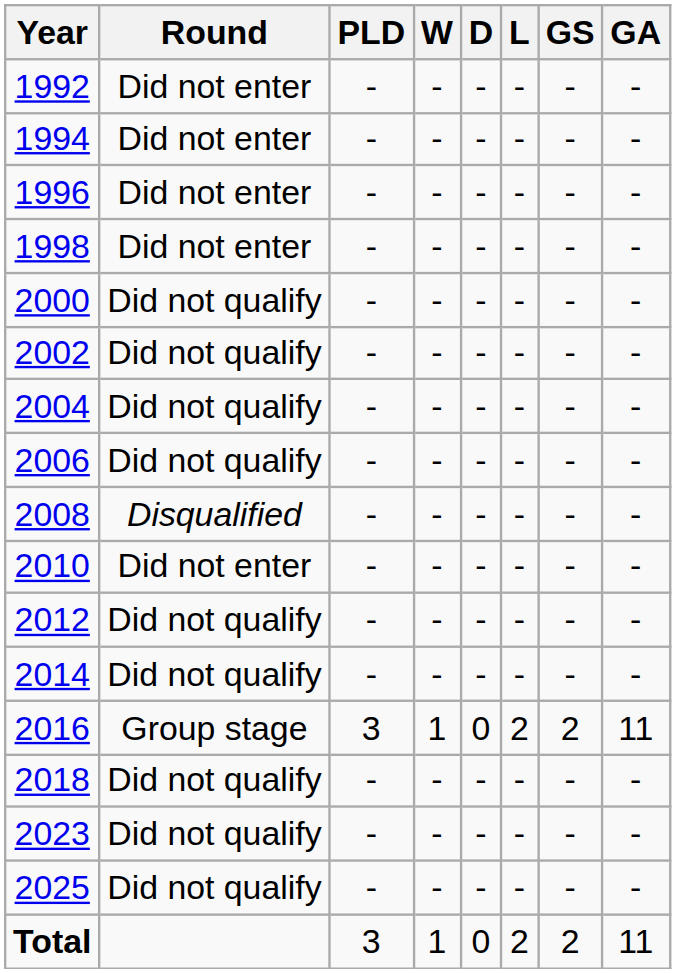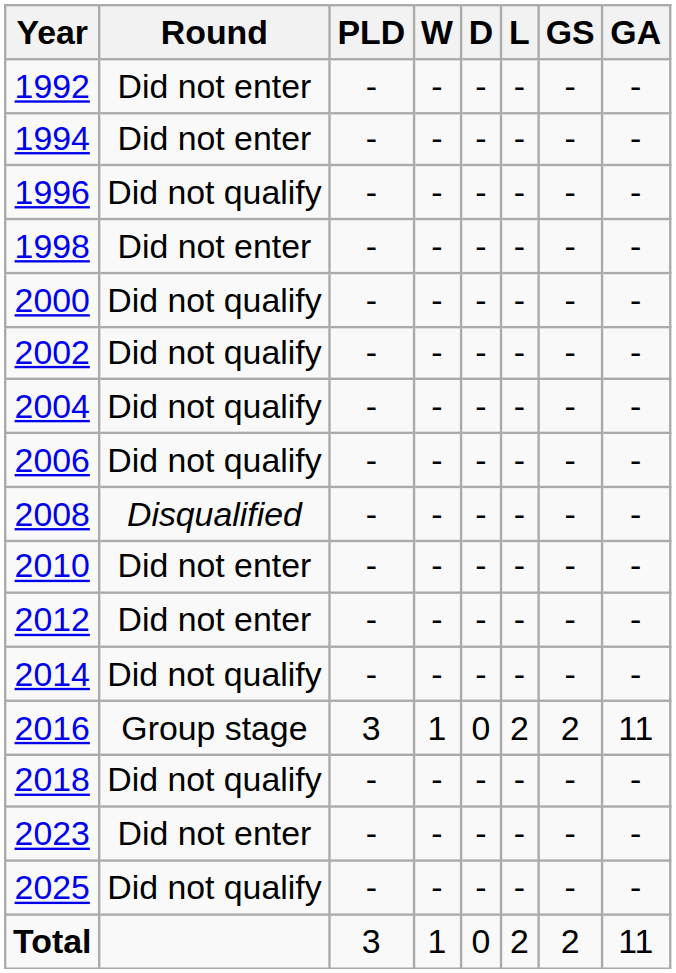(214, 193) Did not enter -> (214, 193) Did not qualify
(214, 620) Did not qualify -> (214, 620) Did not enter
(214, 834) Did not qualify -> (214, 834) Did not enter
